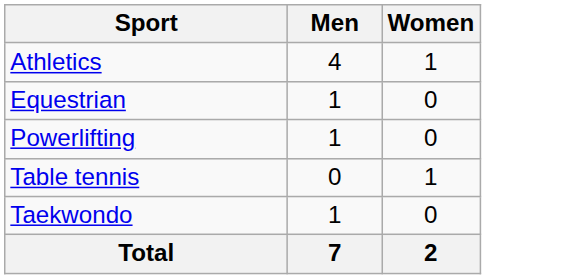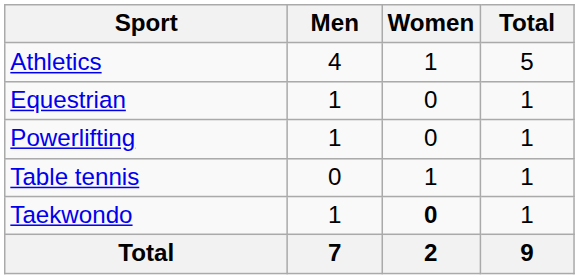+ column: (527, 23)
(431, 215) normal -> (431, 215) bold
